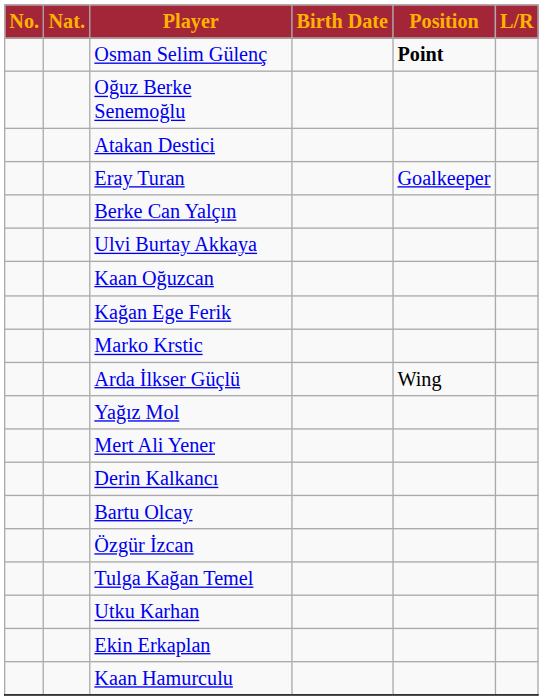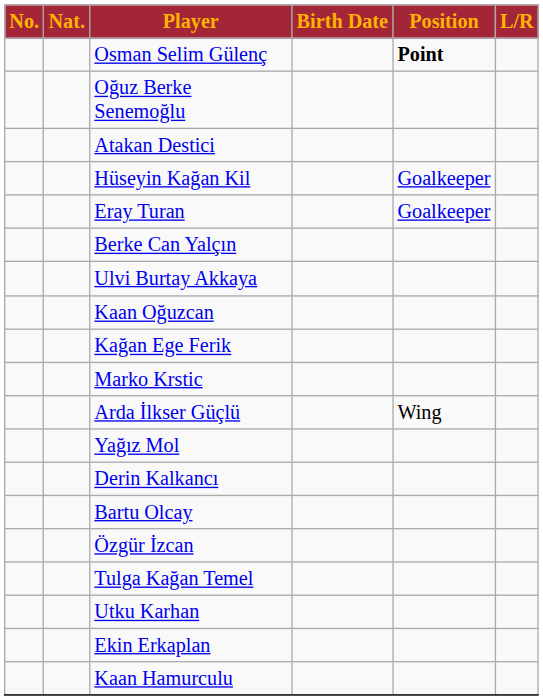+ row: (172, 178)
- row: (155, 445)
